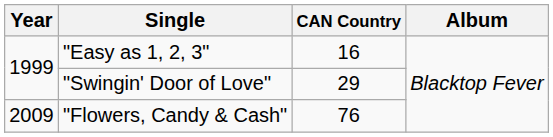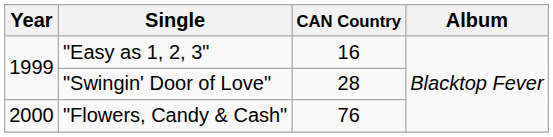(349, 83) 29 -> (349, 83) 28
(31, 115) 2009 -> (31, 115) 2000
